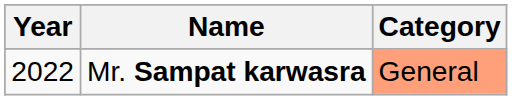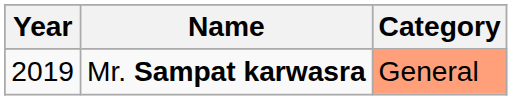(43, 71) 2022 -> (43, 71) 2019
